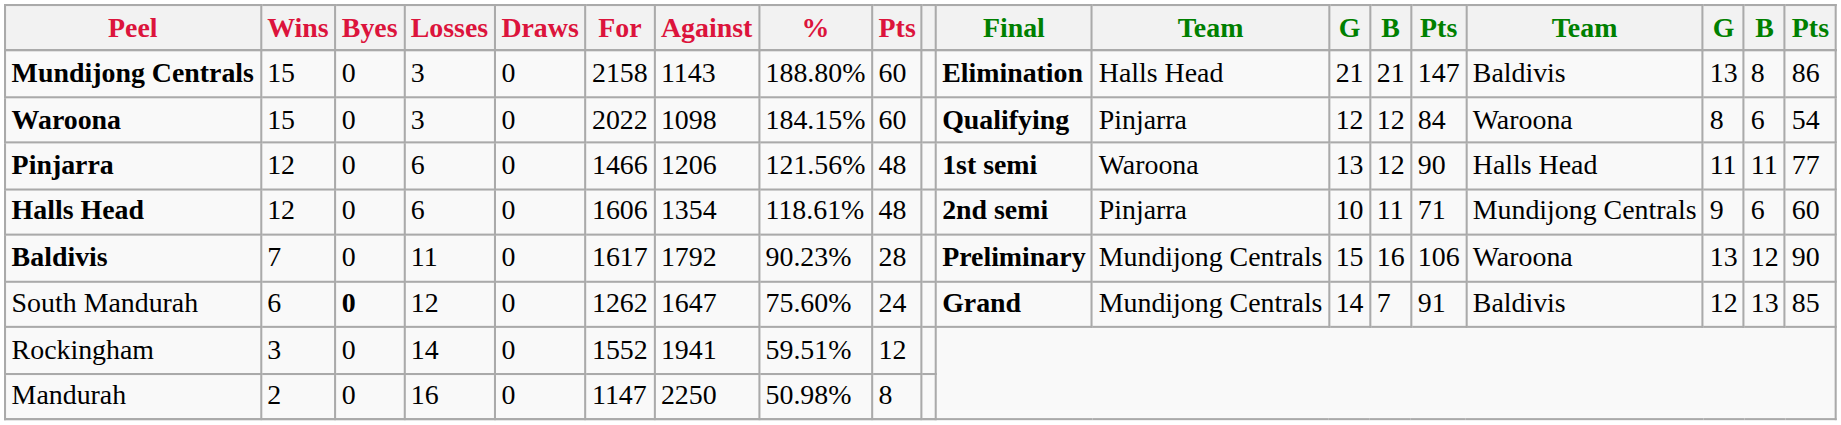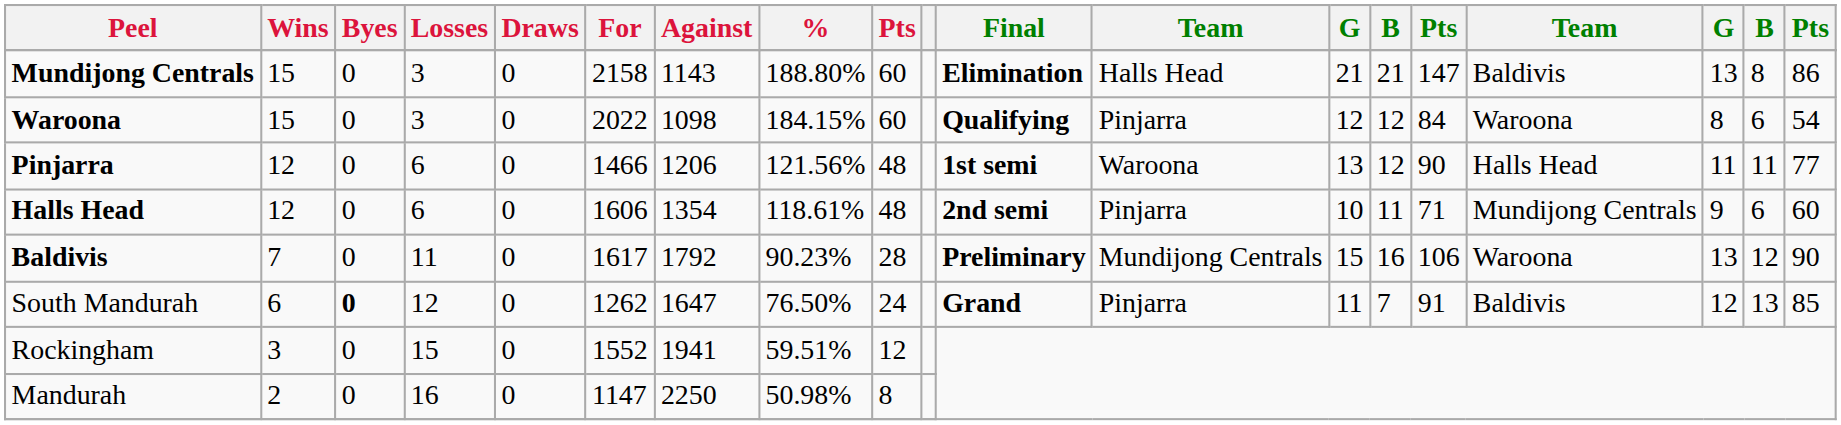(808, 303) 75.60% -> (808, 303) 76.50%
(1211, 303) Mundijong Centrals -> (1143, 303) Pinjarra
(1350, 303) 14 -> (1349, 303) 11
(425, 349) 14 -> (425, 349) 15
